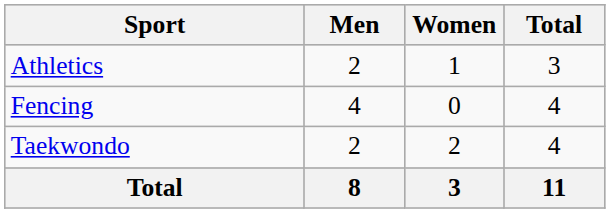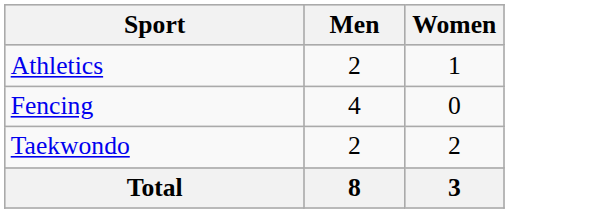- column: (554, 24)
